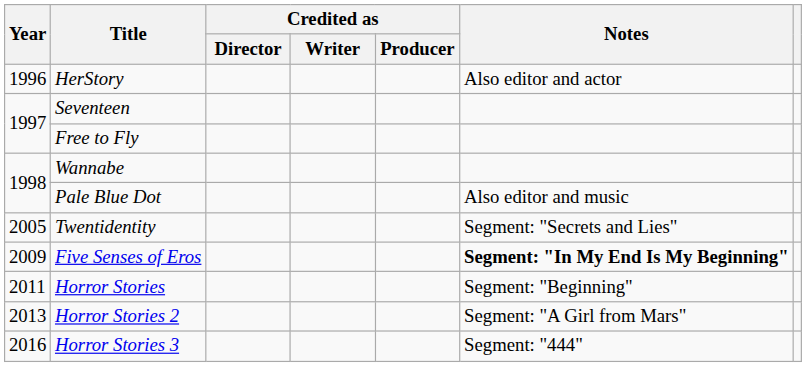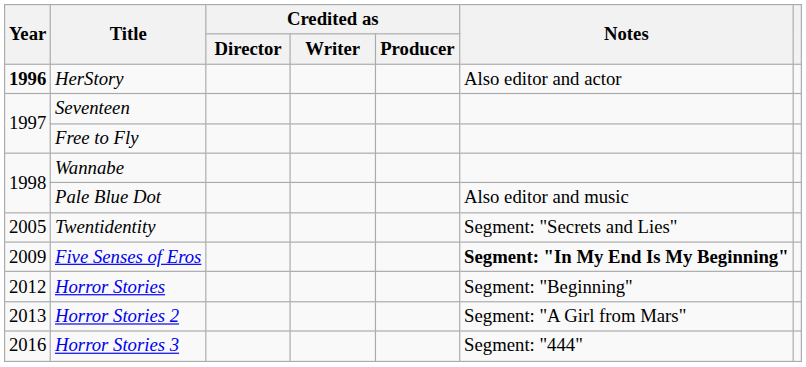(28, 78) normal -> (28, 78) bold
(27, 286) 2011 -> (28, 286) 2012
